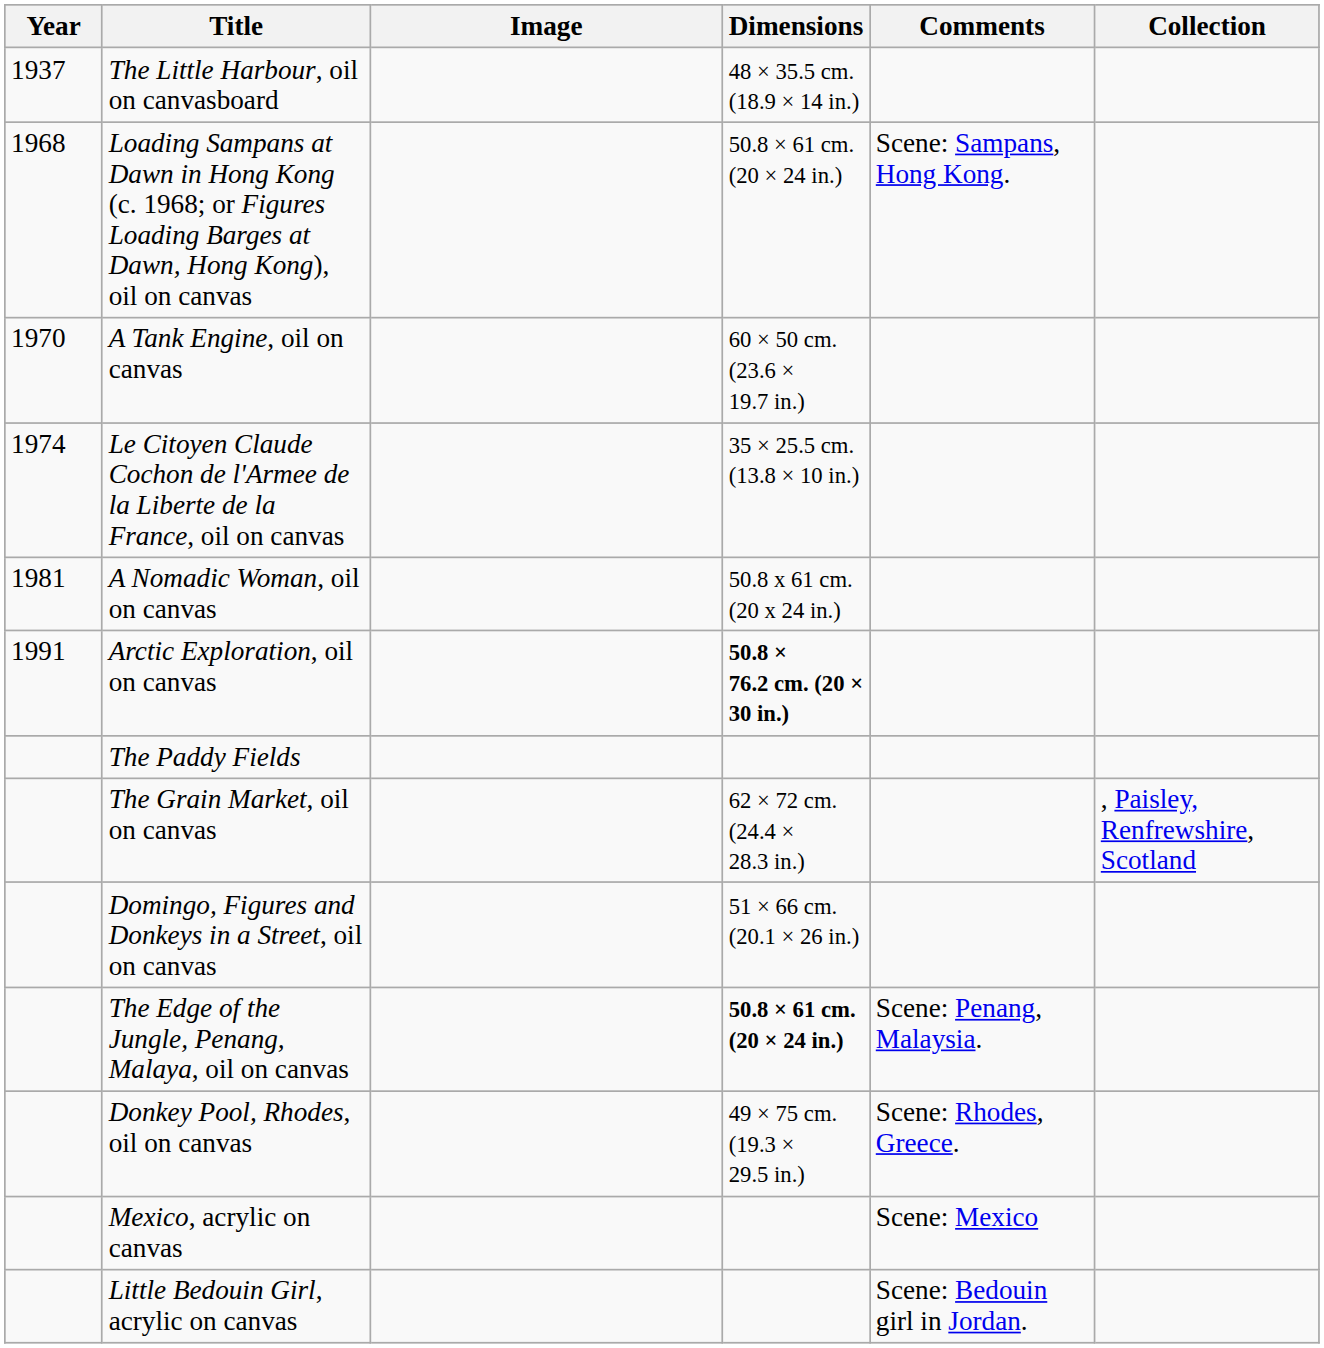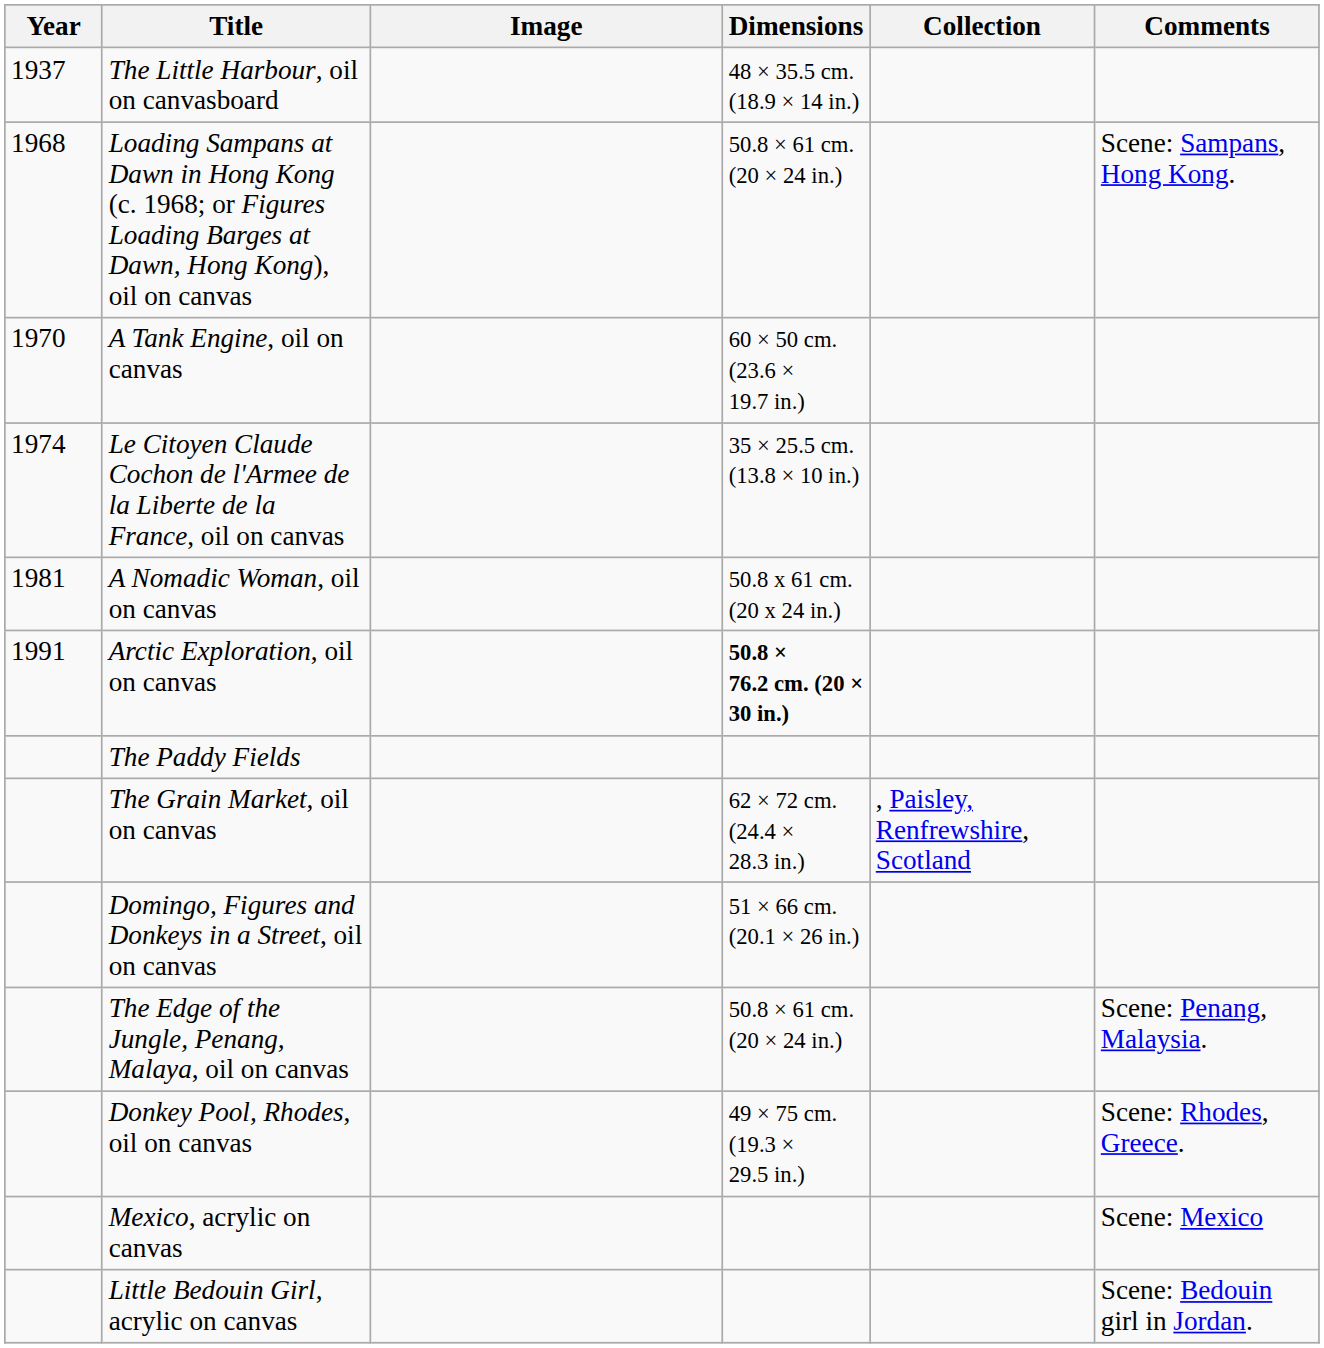columns swapped: (1207, 26) <-> (982, 26)
(792, 1023) bold -> (791, 1025) normal
